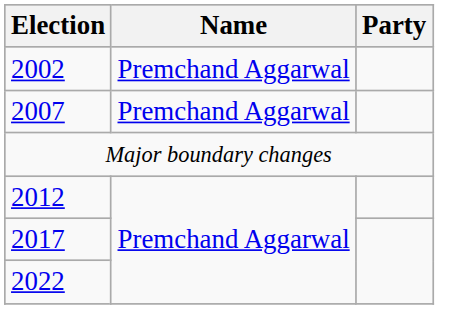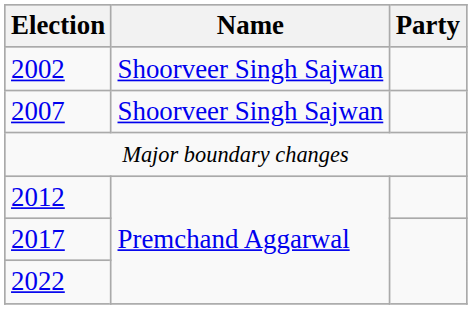(234, 68) Premchand Aggarwal -> (250, 68) Shoorveer Singh Sajwan
(234, 111) Premchand Aggarwal -> (250, 111) Shoorveer Singh Sajwan
